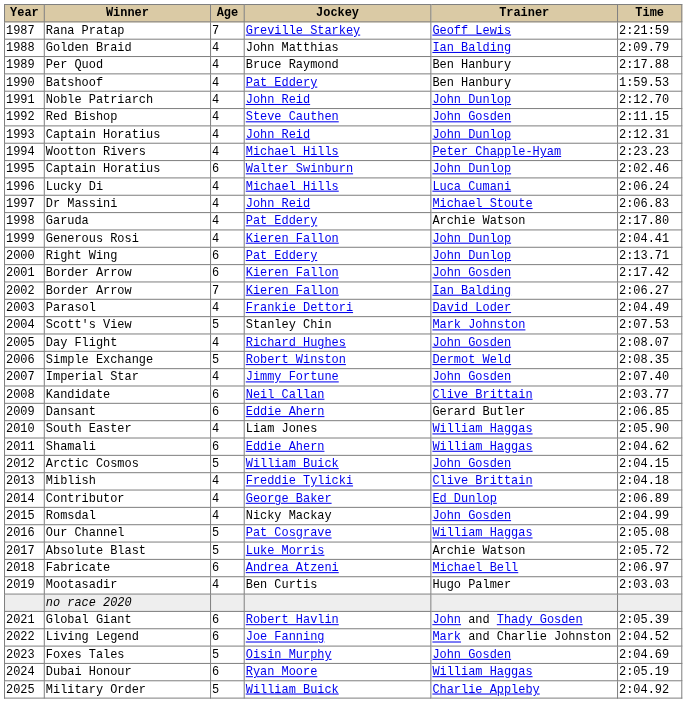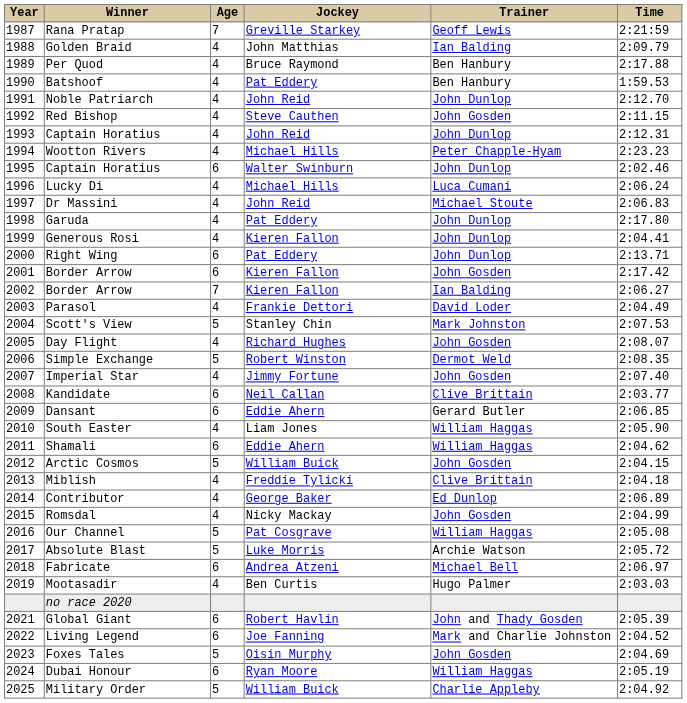(479, 221) Archie Watson -> (472, 221) John Dunlop
